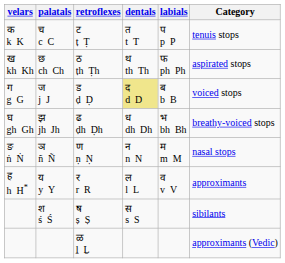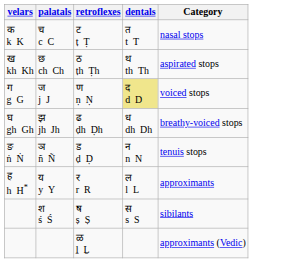- column: (174, 12)
(216, 34) tenuis stops -> (182, 34) nasal stops
(84, 94) ड ḍ Ḍ -> (84, 94) ण ṇ Ṇ
(84, 153) ण ṇ Ṇ -> (84, 153) ड ḍ Ḍ
(214, 152) nasal stops -> (183, 152) tenuis stops
